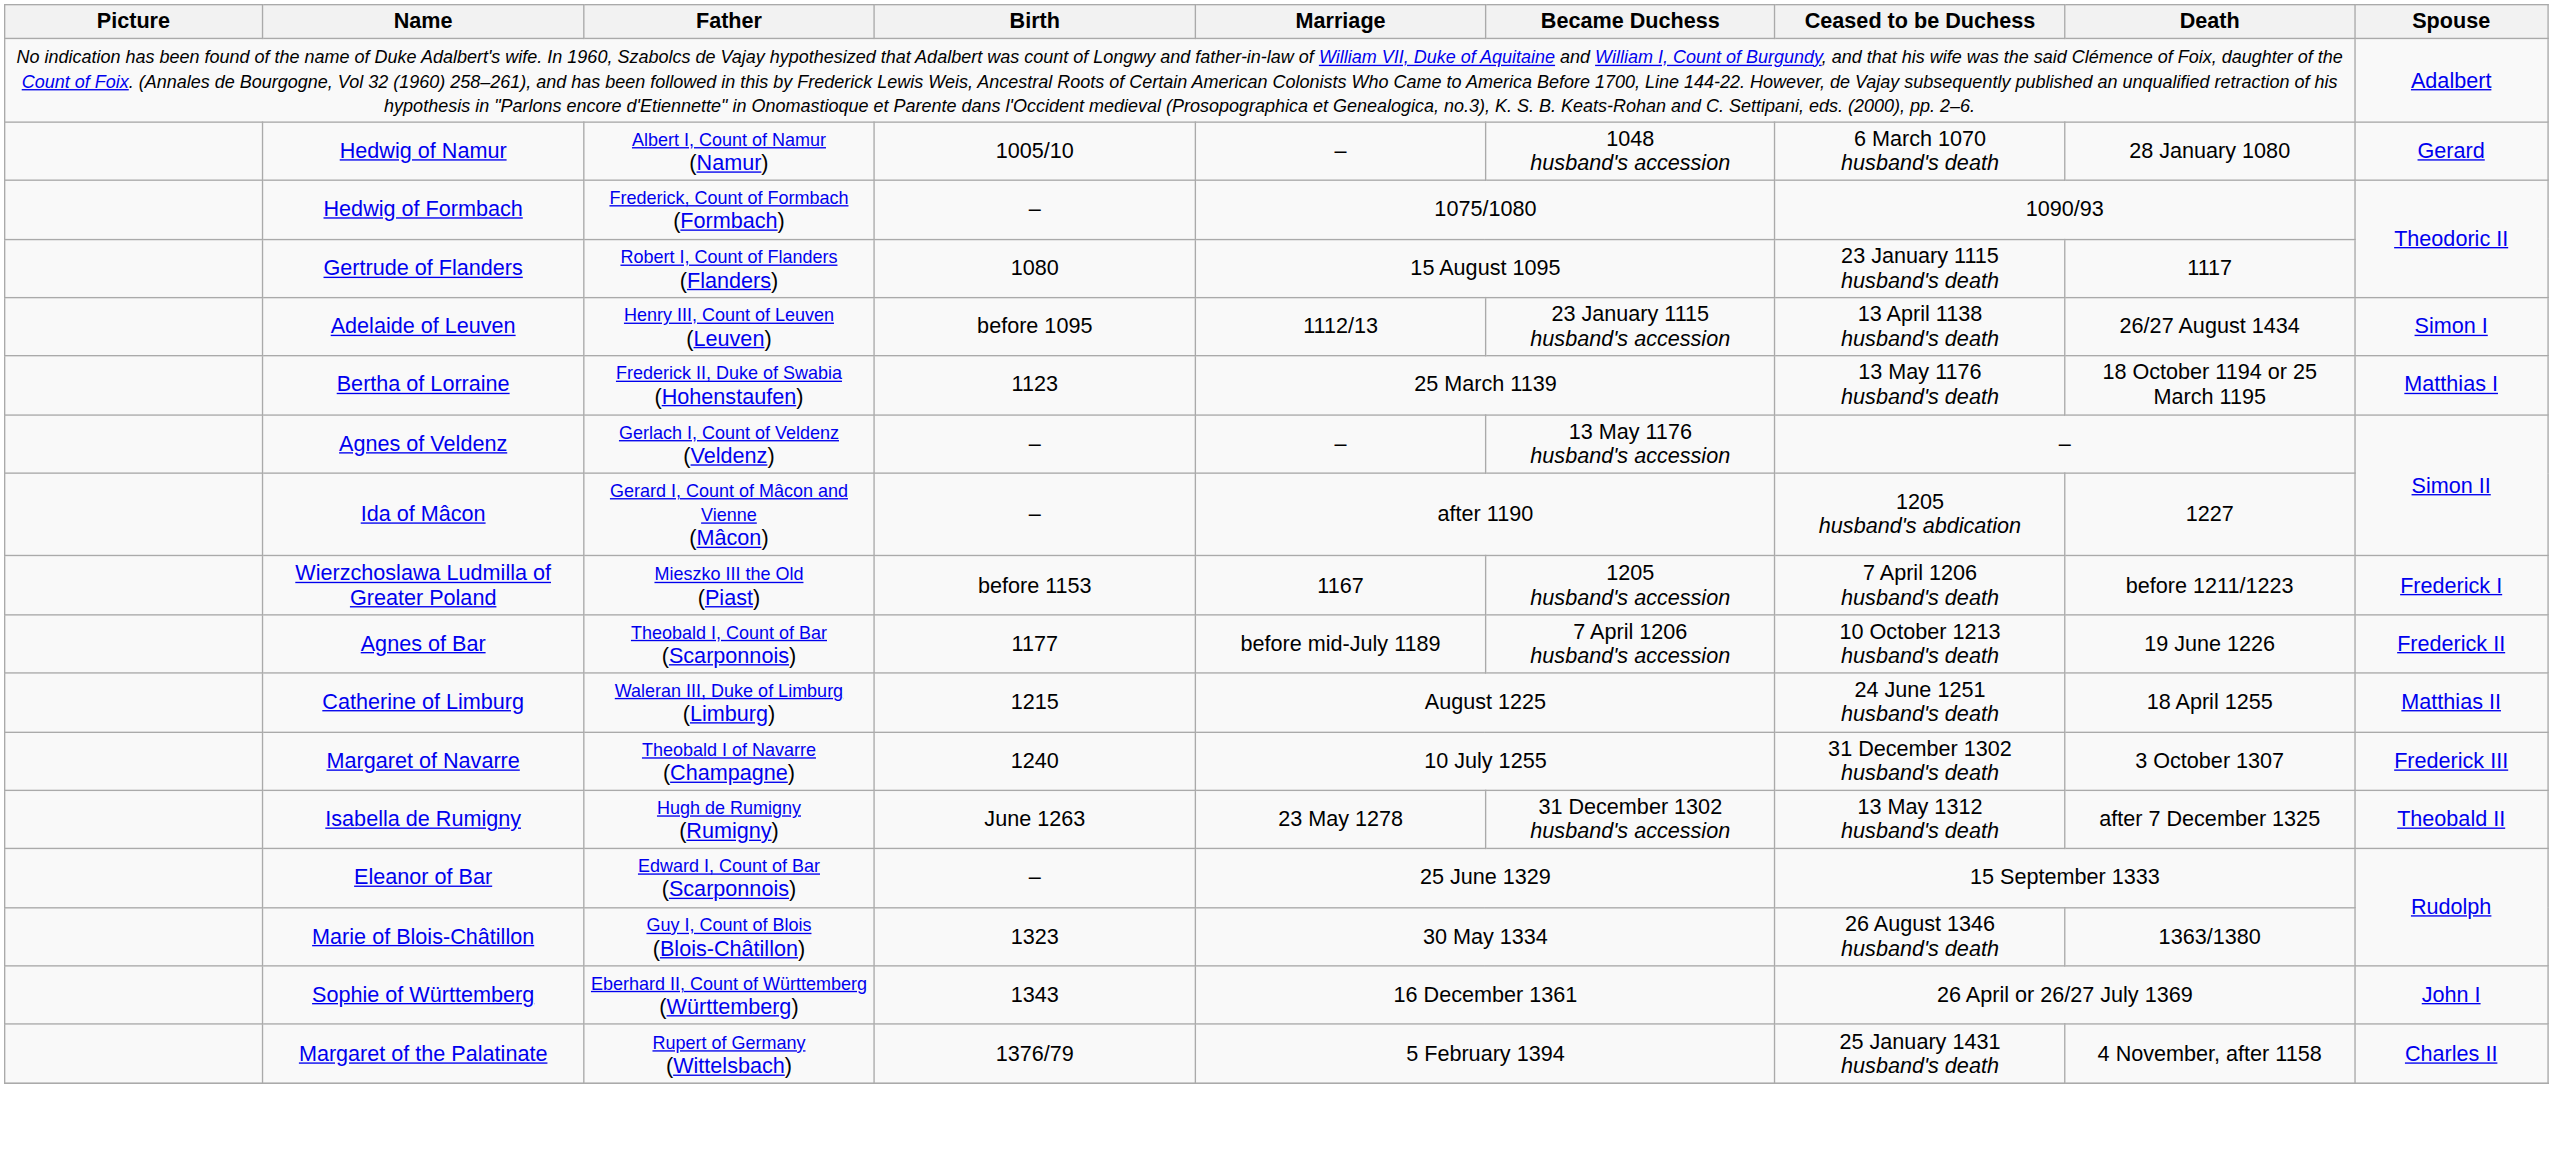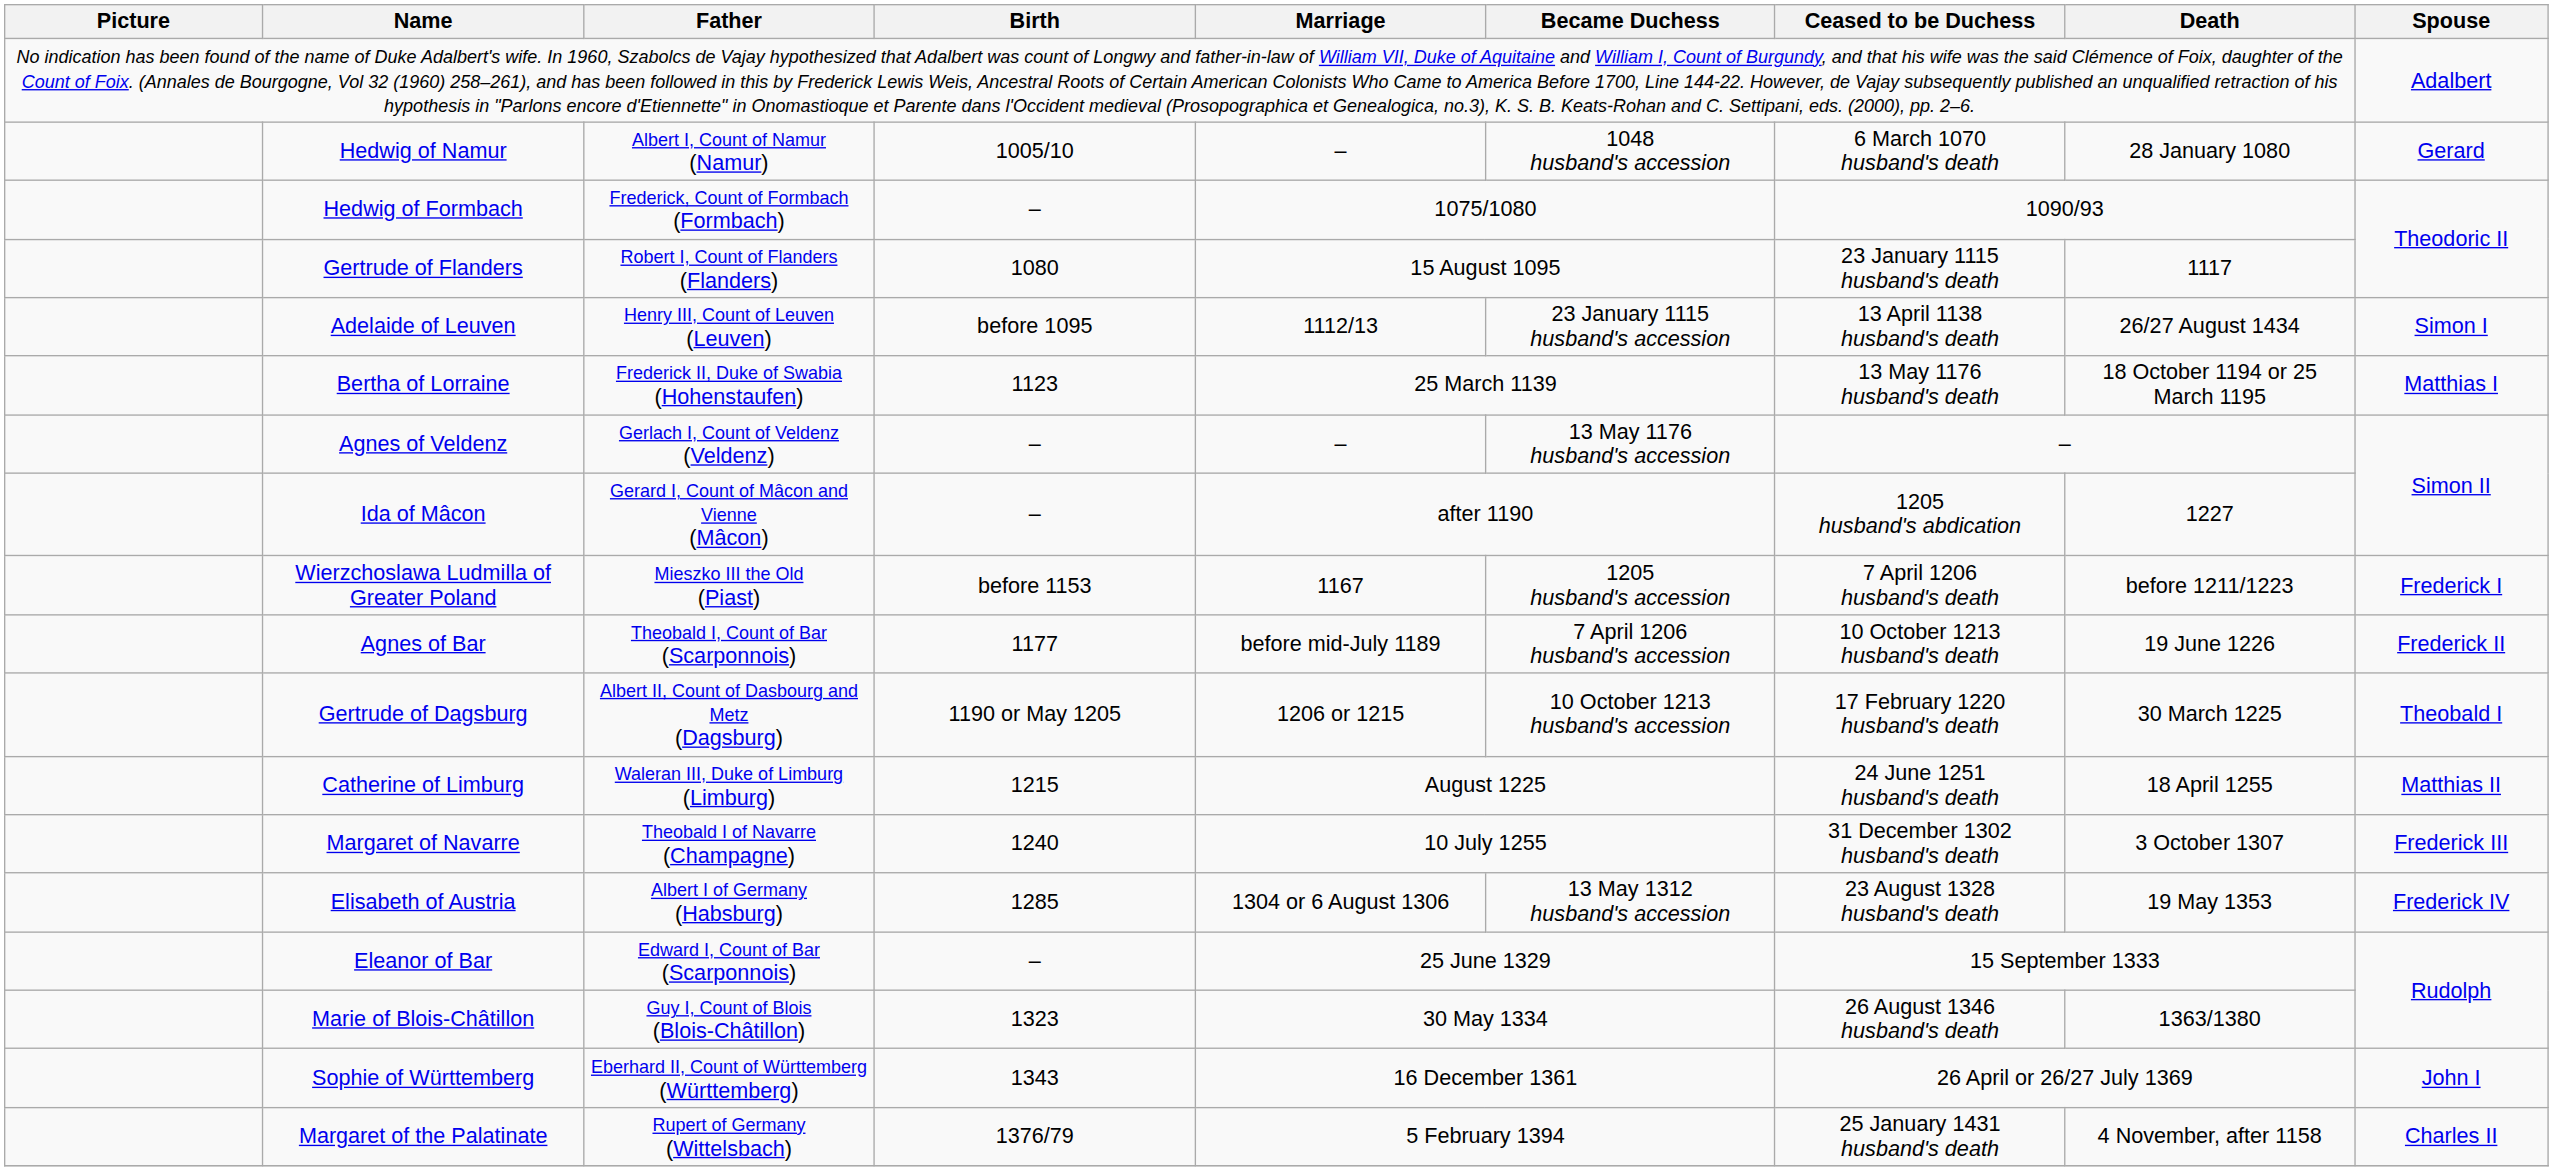+ row: (423, 714)
- row: (423, 819)
+ row: (423, 902)
